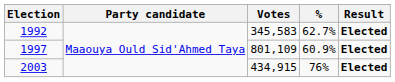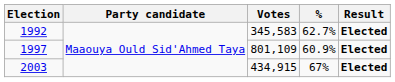(319, 67) 76% -> (319, 67) 67%
